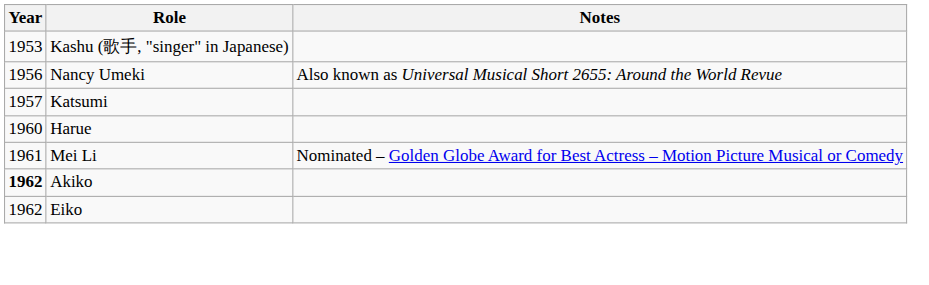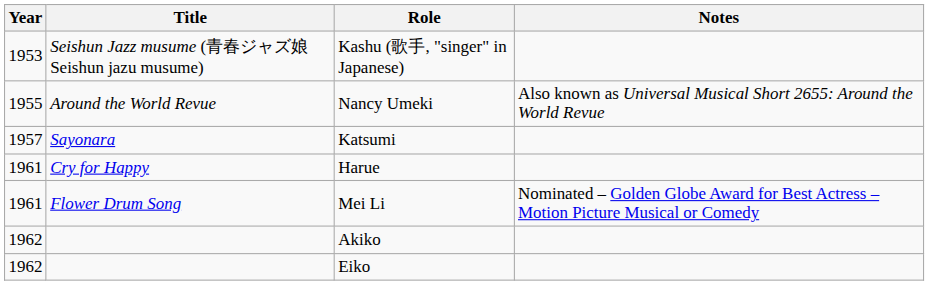+ column: (190, 17)
(25, 74) 1956 -> (25, 103) 1955
(25, 128) 1960 -> (25, 166) 1961
(25, 182) bold -> (25, 239) normal
